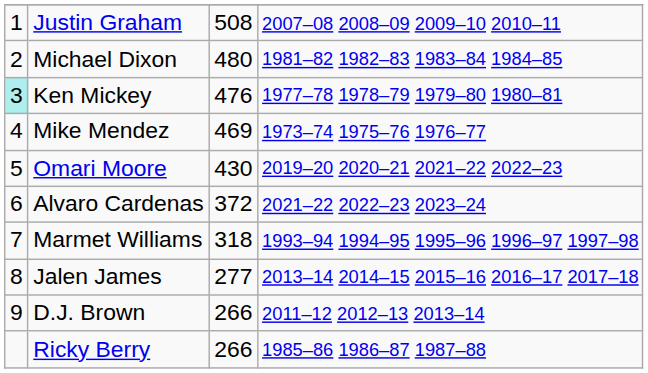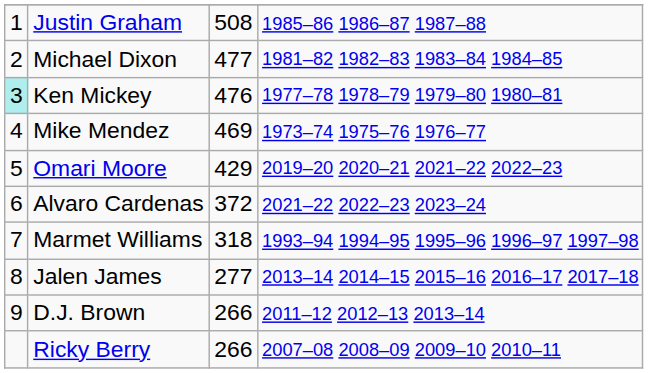(412, 23) 2007–08 2008–09 2009–10 2010–11 -> (374, 23) 1985–86 1986–87 1987–88
(233, 58) 480 -> (233, 58) 477
(233, 167) 430 -> (233, 167) 429
(374, 349) 1985–86 1986–87 1987–88 -> (412, 349) 2007–08 2008–09 2009–10 2010–11
